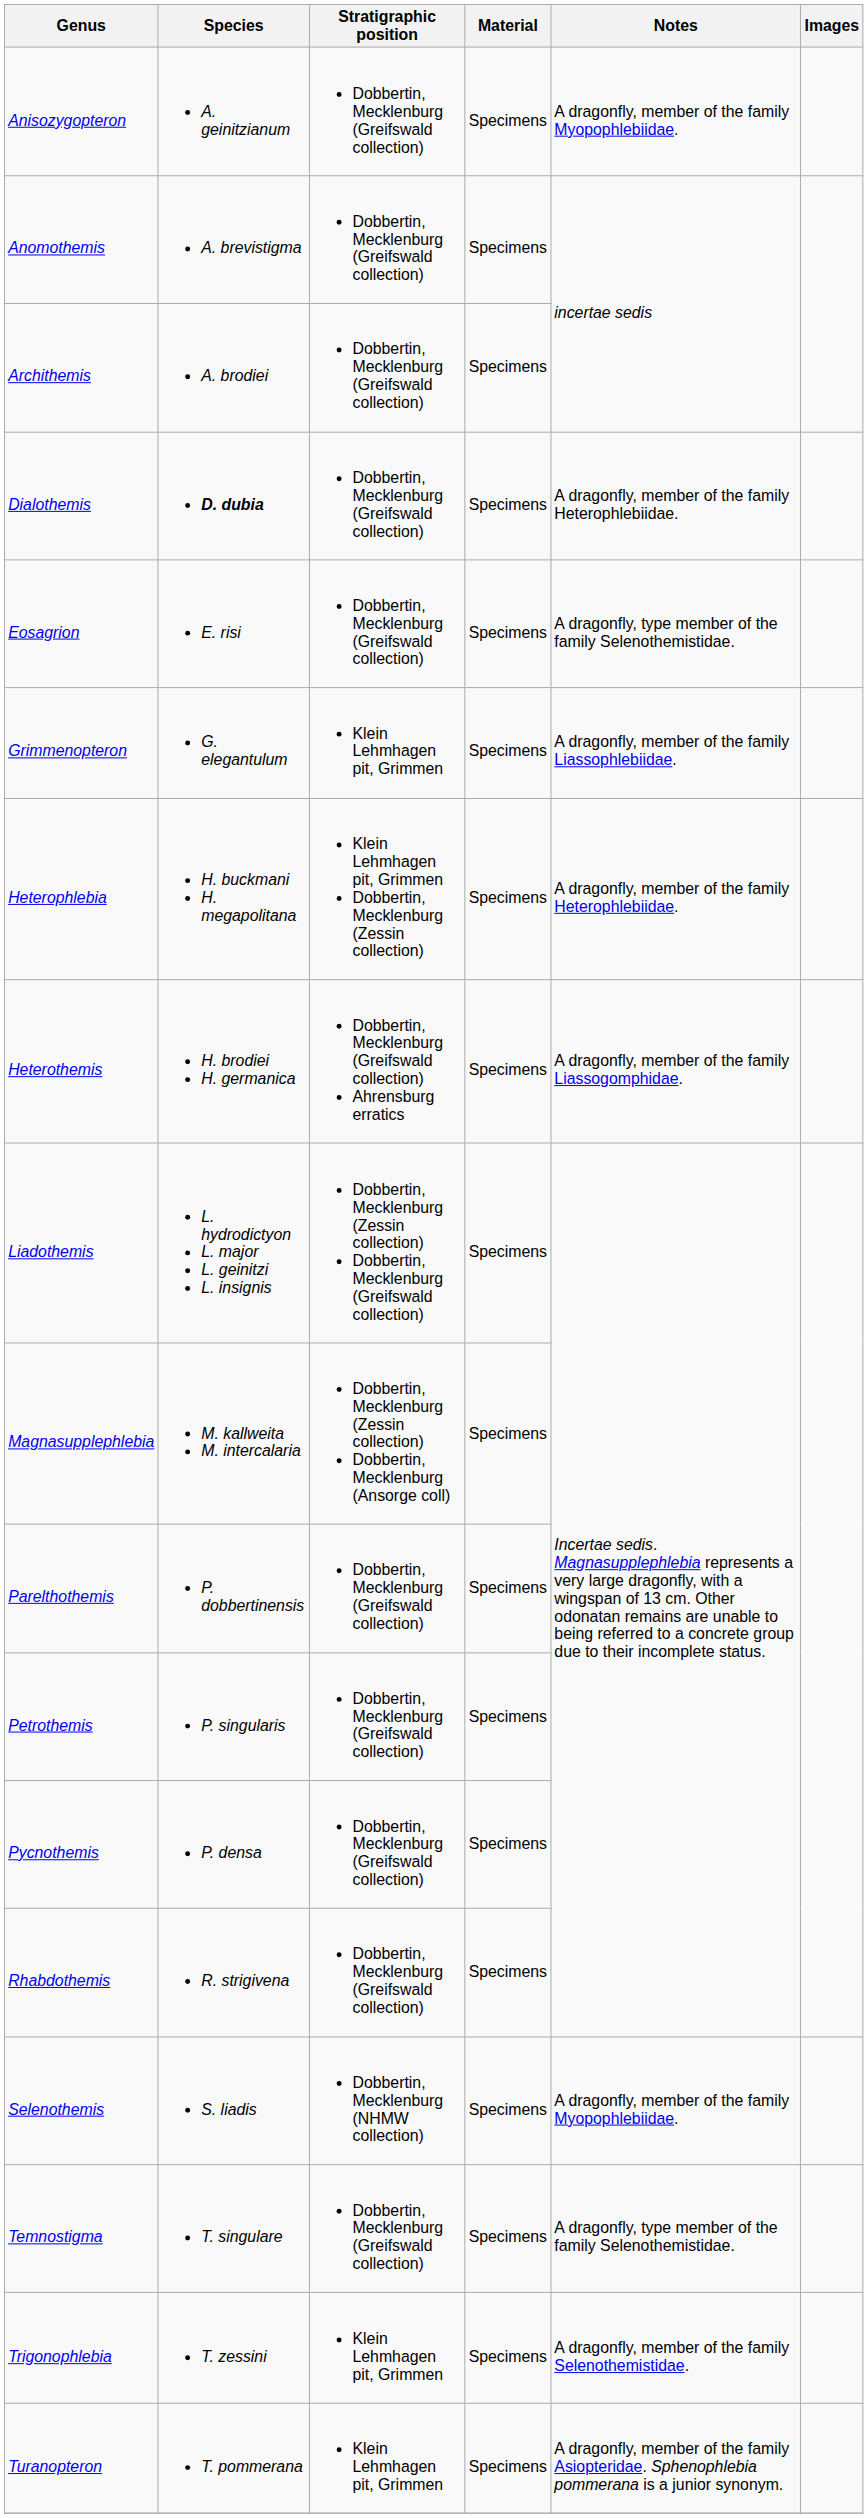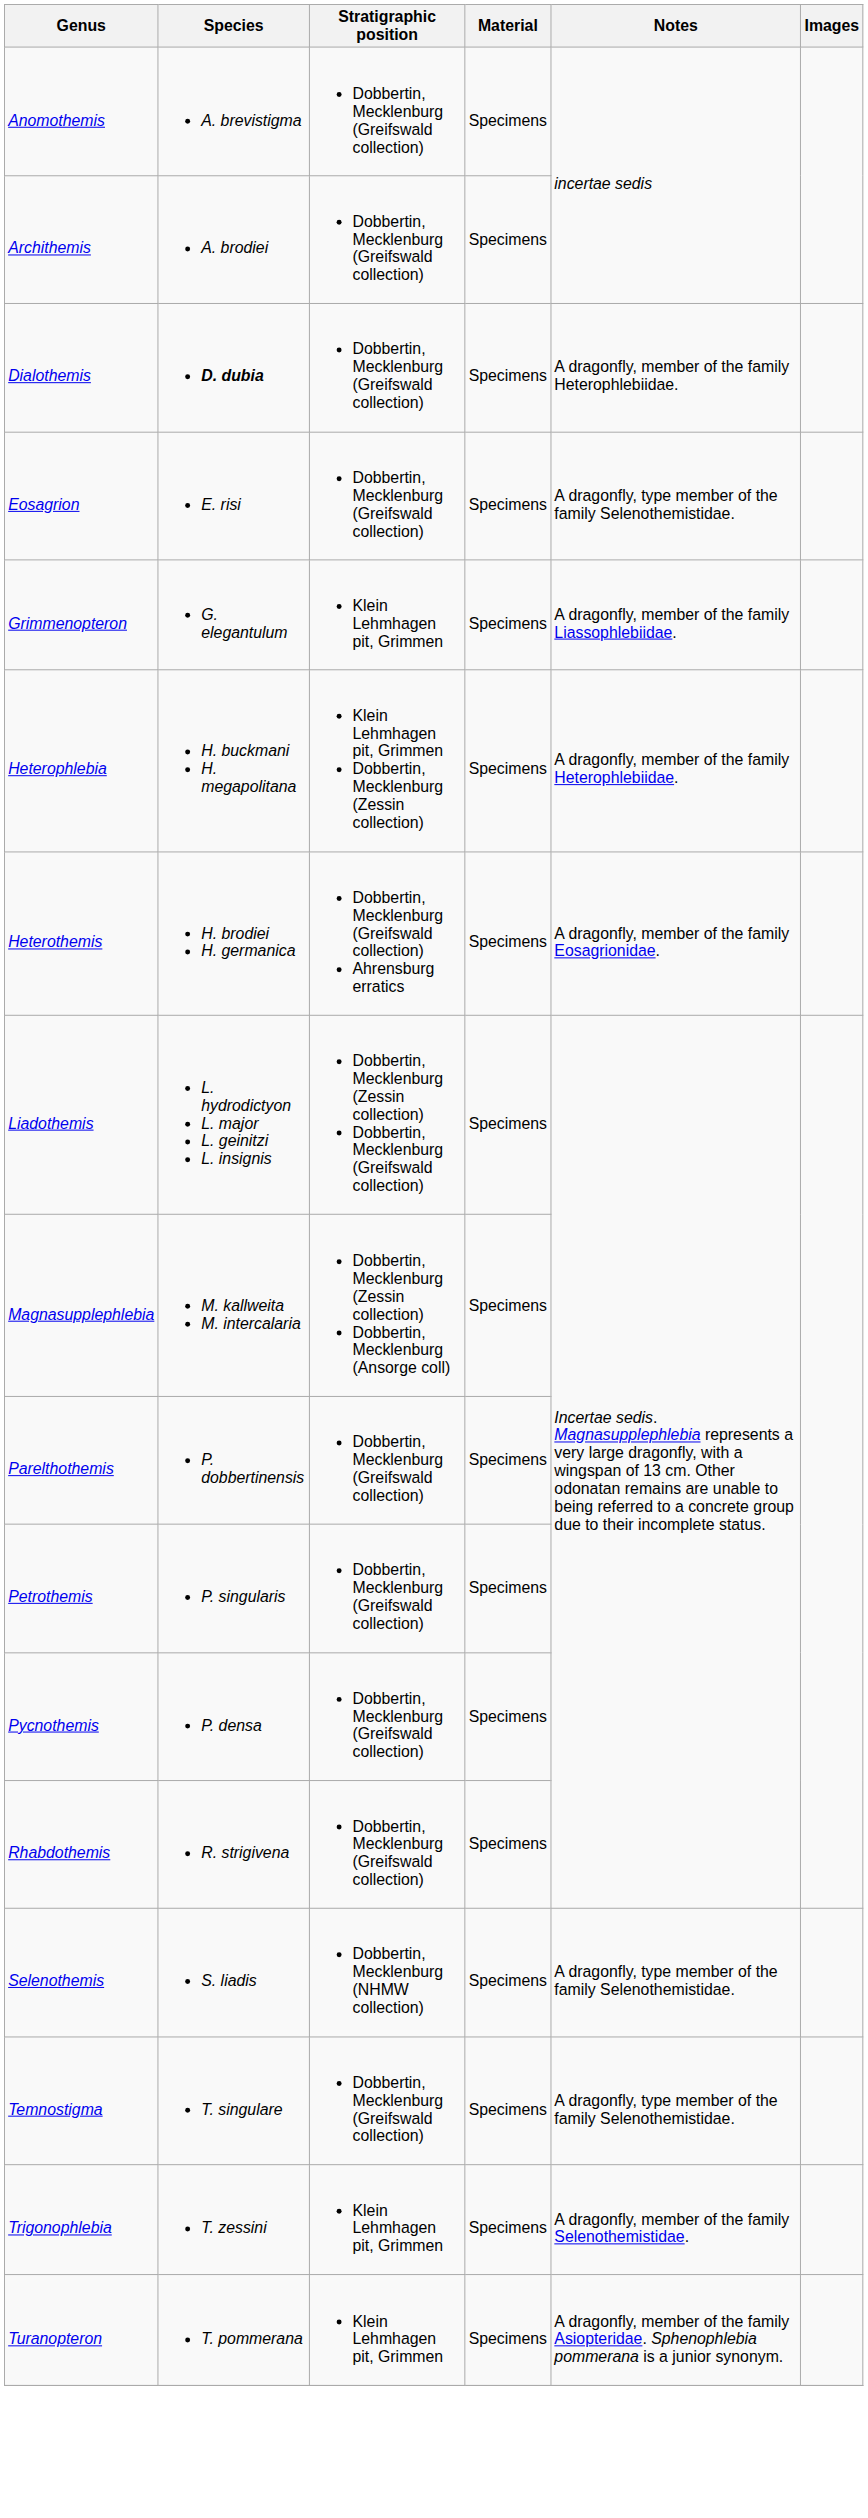- row: (67, 120)
(672, 1070) A dragonfly, member of the family Liassogomphidae. -> (672, 942) A dragonfly, member of the family Eosagrionidae.
(672, 2109) A dragonfly, member of the family Myopophlebiidae. -> (666, 1981) A dragonfly, type member of the family Selenothemistidae.
